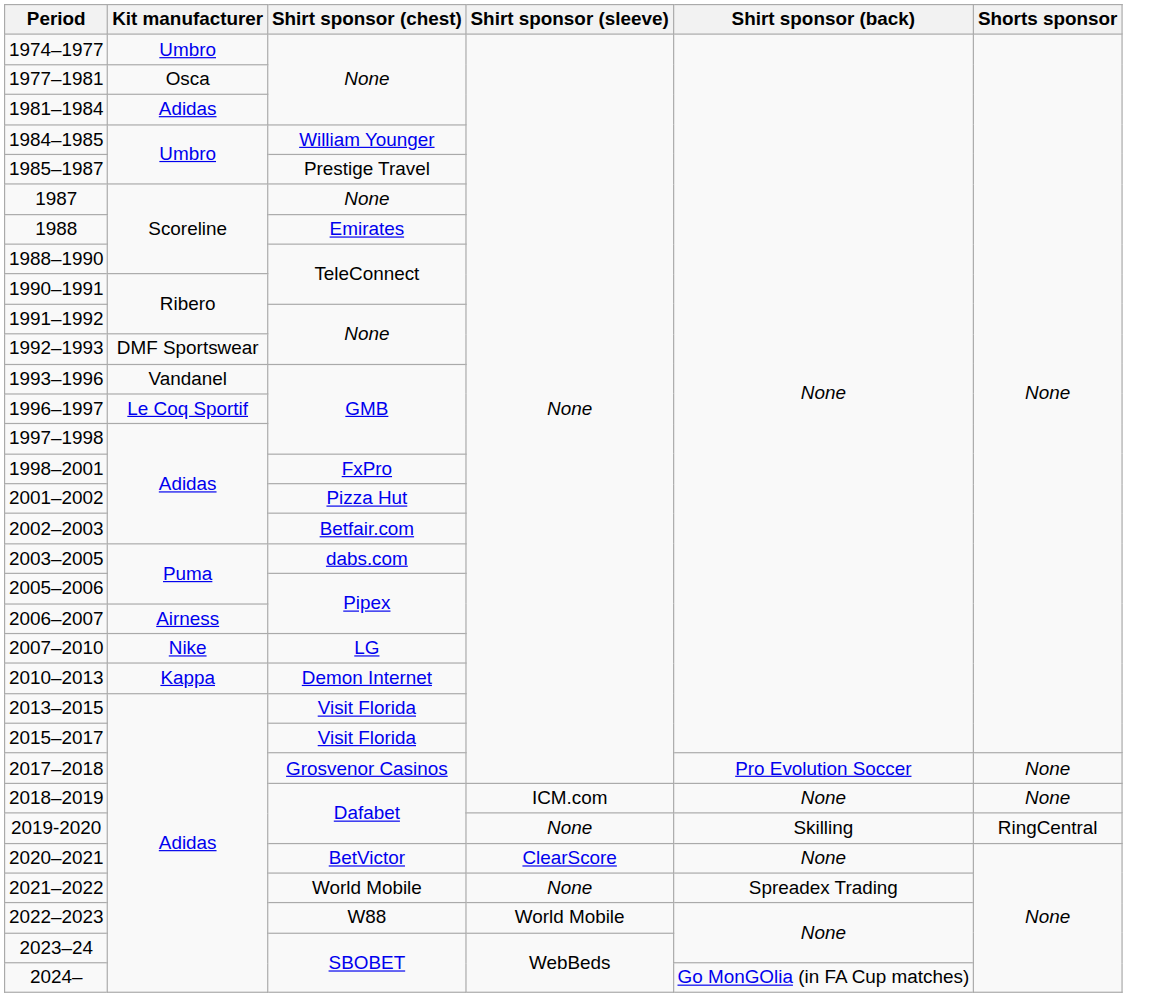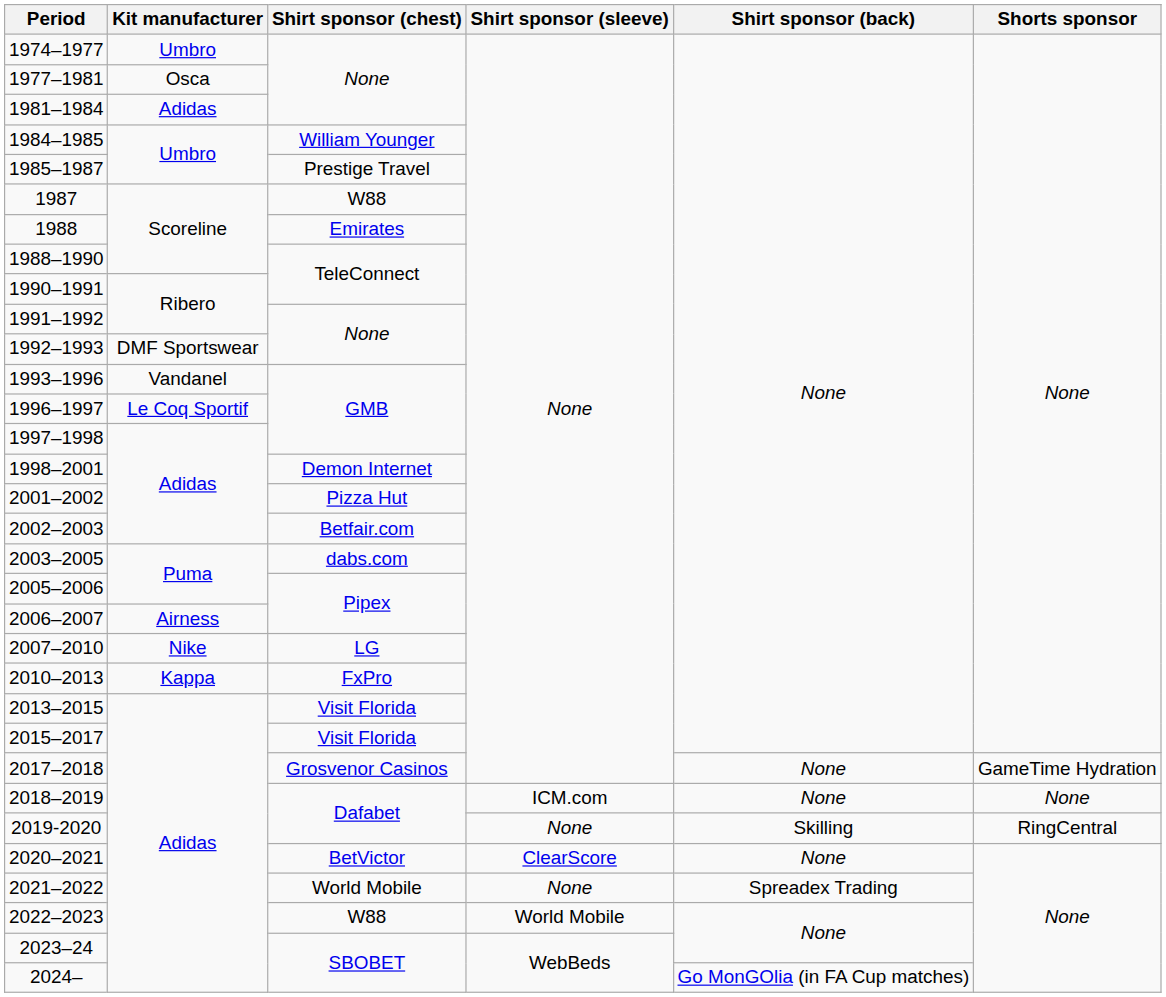(367, 199) None -> (367, 199) W88
(367, 468) FxPro -> (367, 468) Demon Internet
(367, 678) Demon Internet -> (367, 678) FxPro
(823, 768) Pro Evolution Soccer -> (823, 768) None
(1048, 768) None -> (1067, 768) GameTime Hydration
